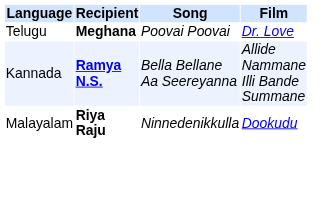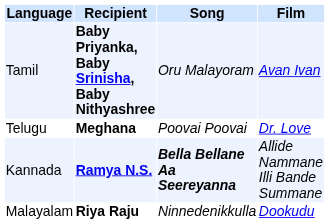+ row: (22, 71)
(189, 73) normal -> (201, 170) bold
